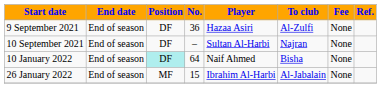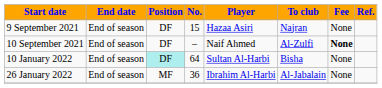(195, 28) 36 -> (195, 28) 15
(297, 28) Al-Zulfi -> (294, 28) Najran
(238, 43) Sultan Al-Harbi -> (231, 43) Naif Ahmed
(294, 43) Najran -> (297, 43) Al-Zulfi
(341, 43) normal -> (342, 43) bold
(231, 59) Naif Ahmed -> (238, 59) Sultan Al-Harbi
(195, 75) 15 -> (195, 75) 36
